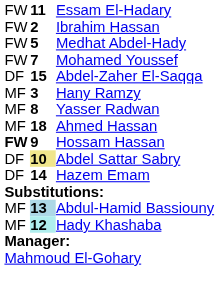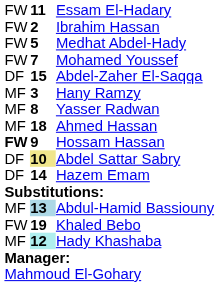+ row: (98, 224)
